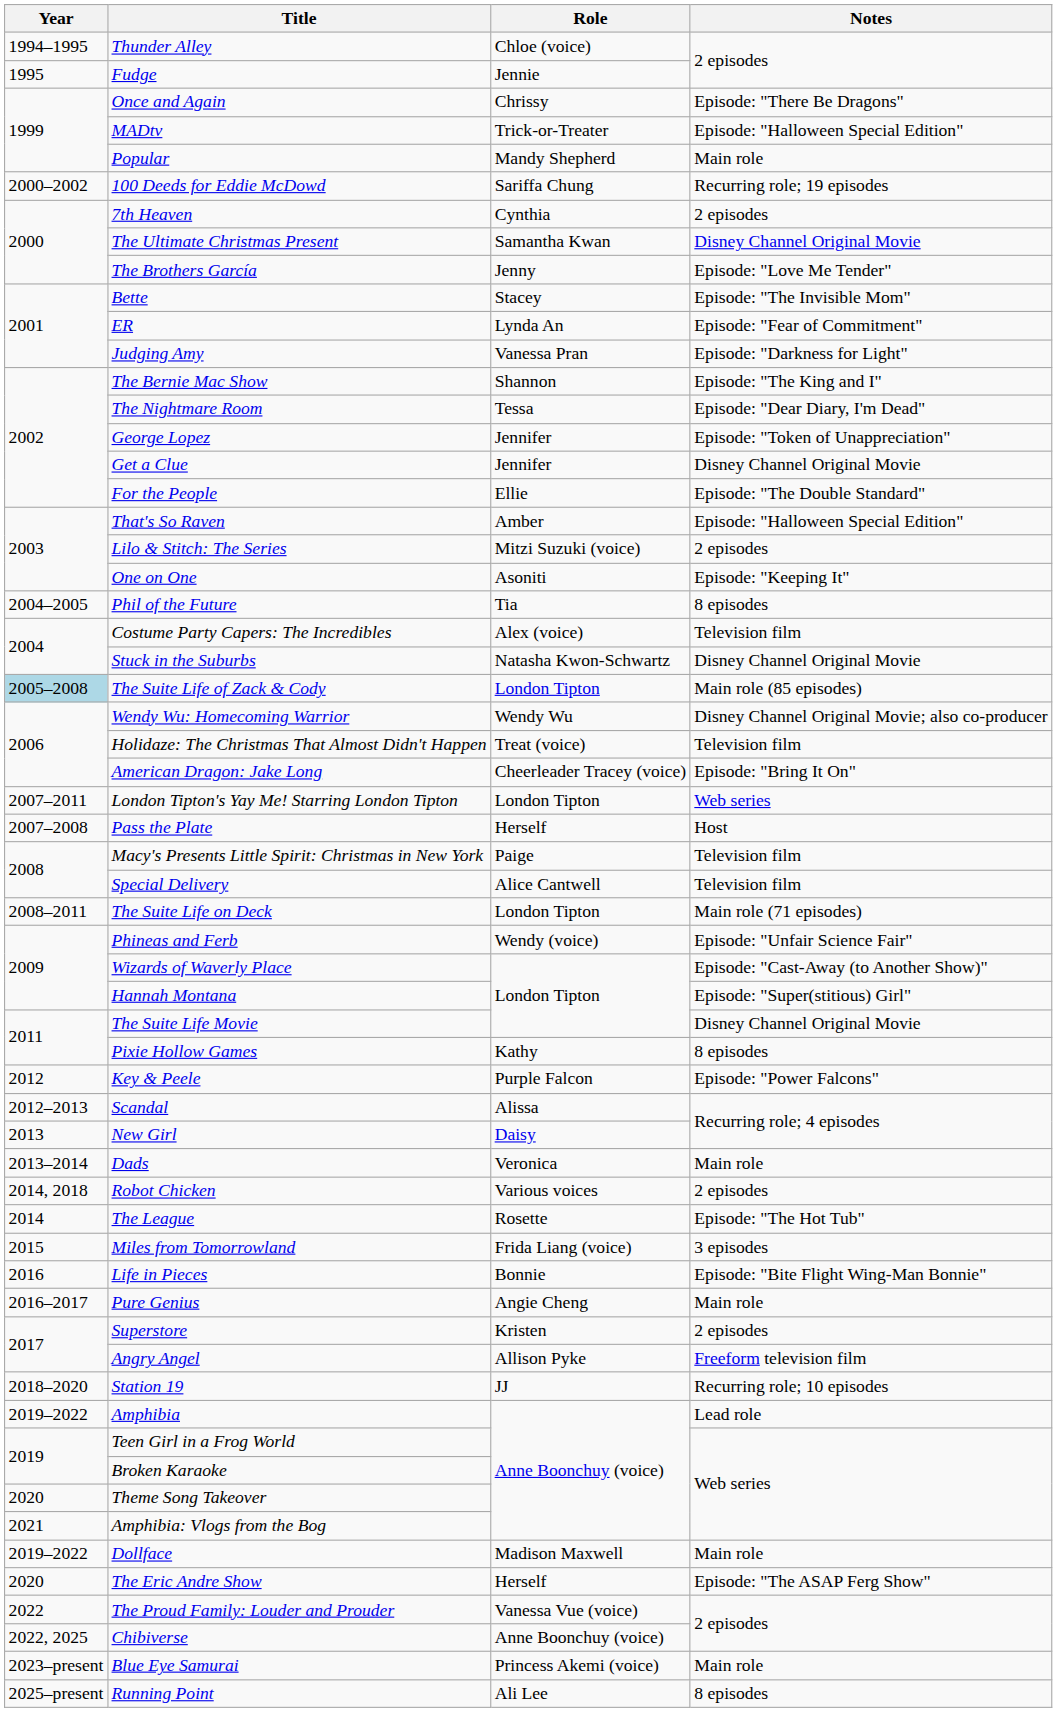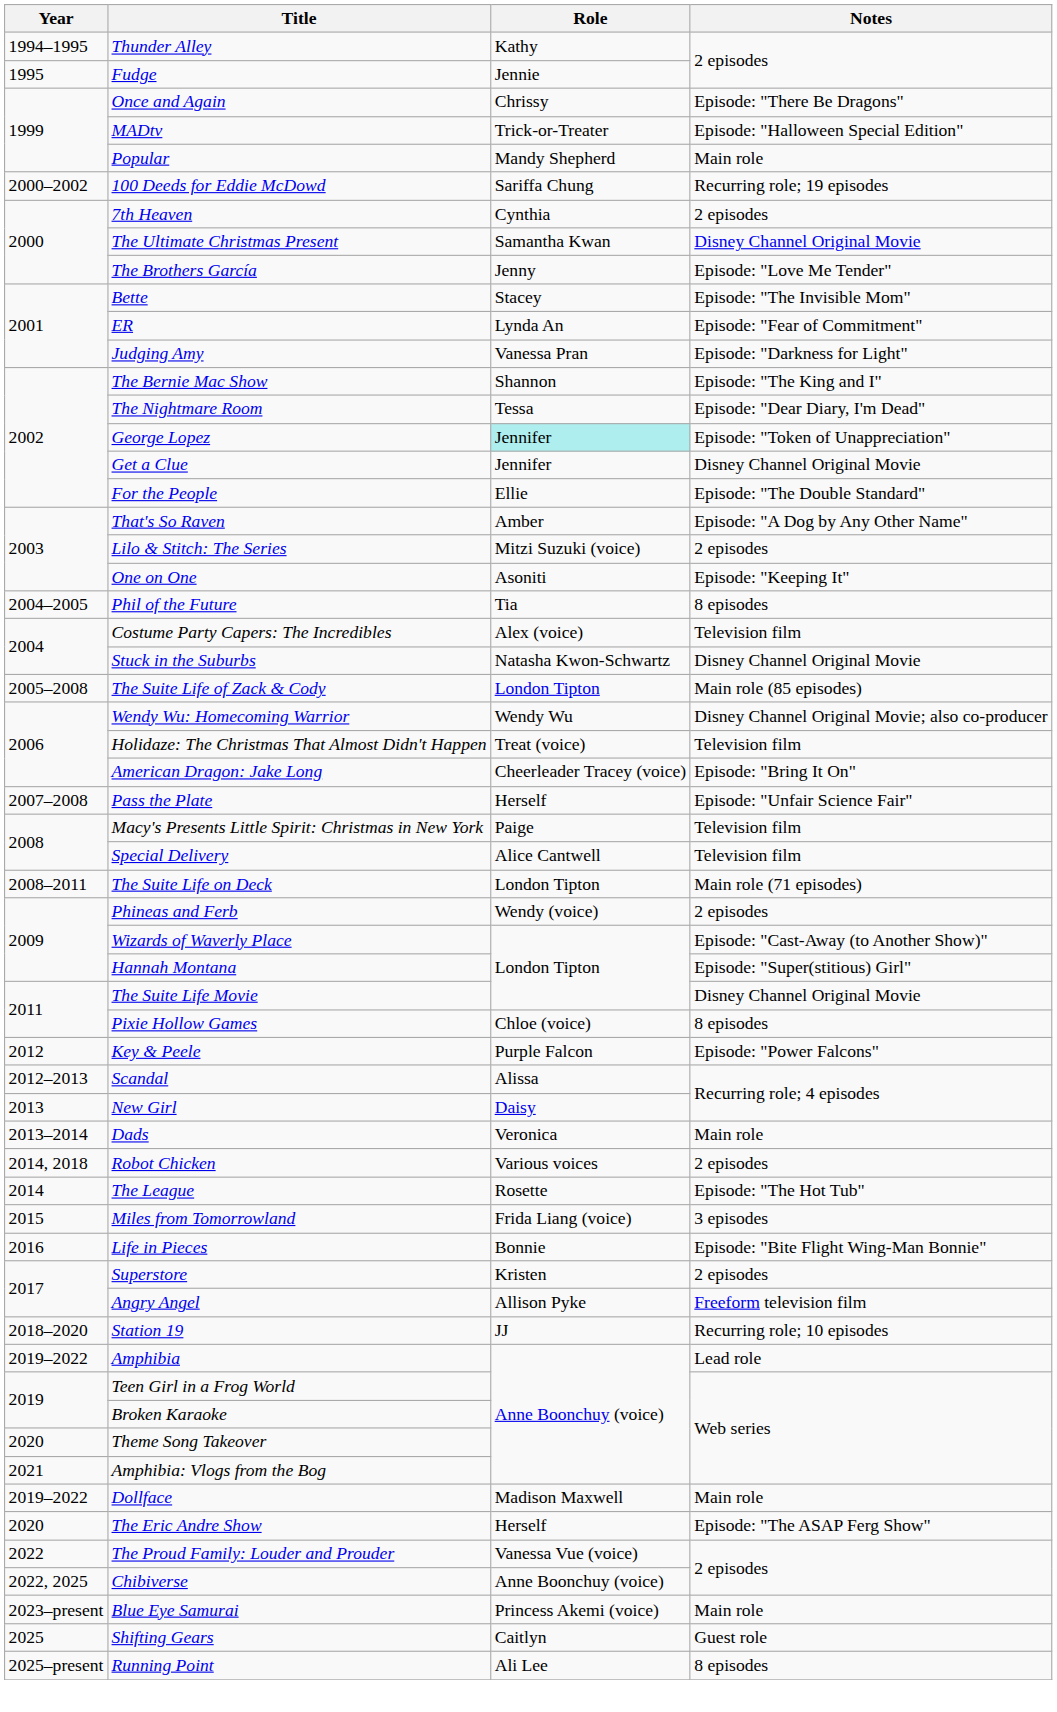(543, 46) Chloe (voice) -> (516, 46) Kathy
(523, 437) no background -> (523, 437) paleturquoise background
(829, 520) Episode: "Halloween Special Edition" -> (831, 520) Episode: "A Dog by Any Other Name"
(48, 688) lightblue background -> (48, 688) no background
- row: (285, 800)
(711, 827) Host -> (803, 800) Episode: "Unfair Science Fair"
(803, 939) Episode: "Unfair Science Fair" -> (731, 911) 2 episodes
(516, 1051) Kathy -> (543, 1023) Chloe (voice)
- row: (155, 1302)
+ row: (163, 1637)
